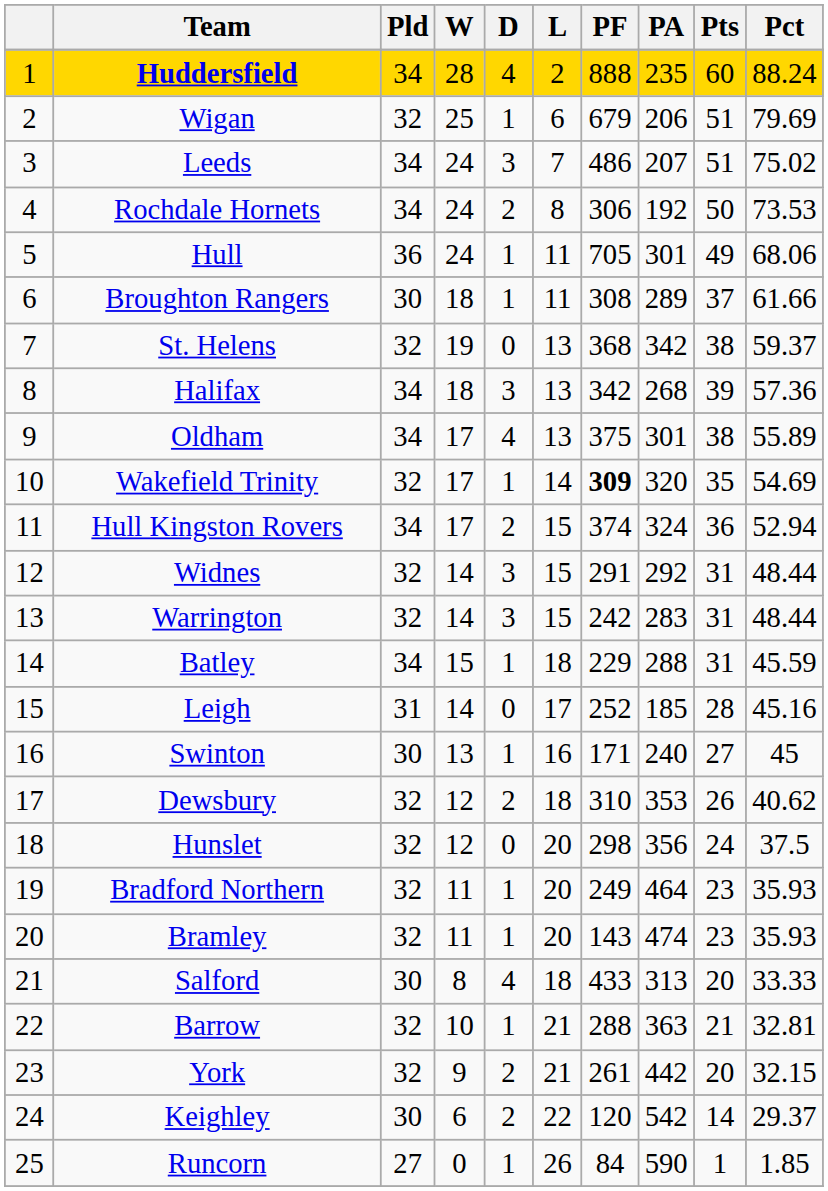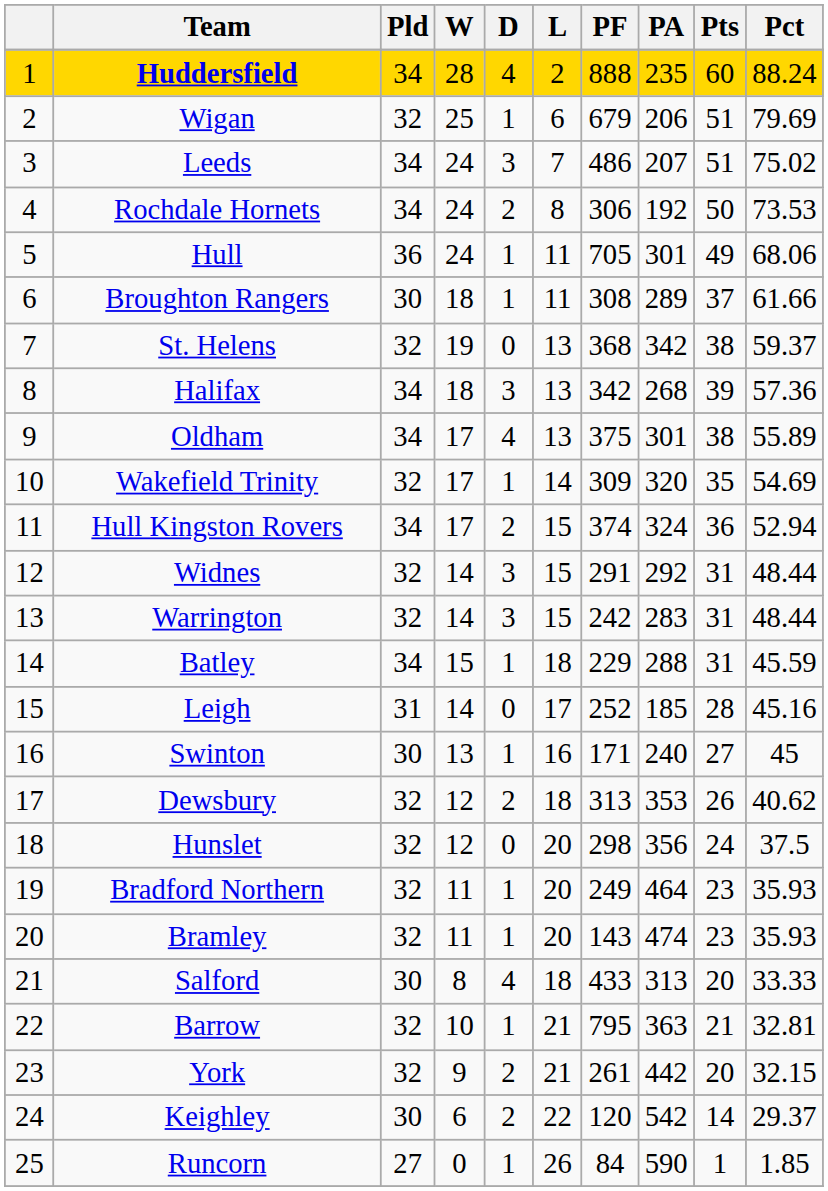(610, 481) bold -> (610, 481) normal
(610, 799) 310 -> (610, 799) 313
(610, 1026) 288 -> (610, 1026) 795
